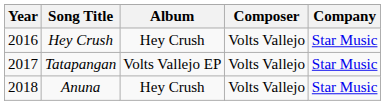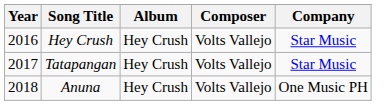(172, 64) Volts Vallejo EP -> (156, 64) Hey Crush
(345, 87) Star Music -> (323, 87) One Music PH
